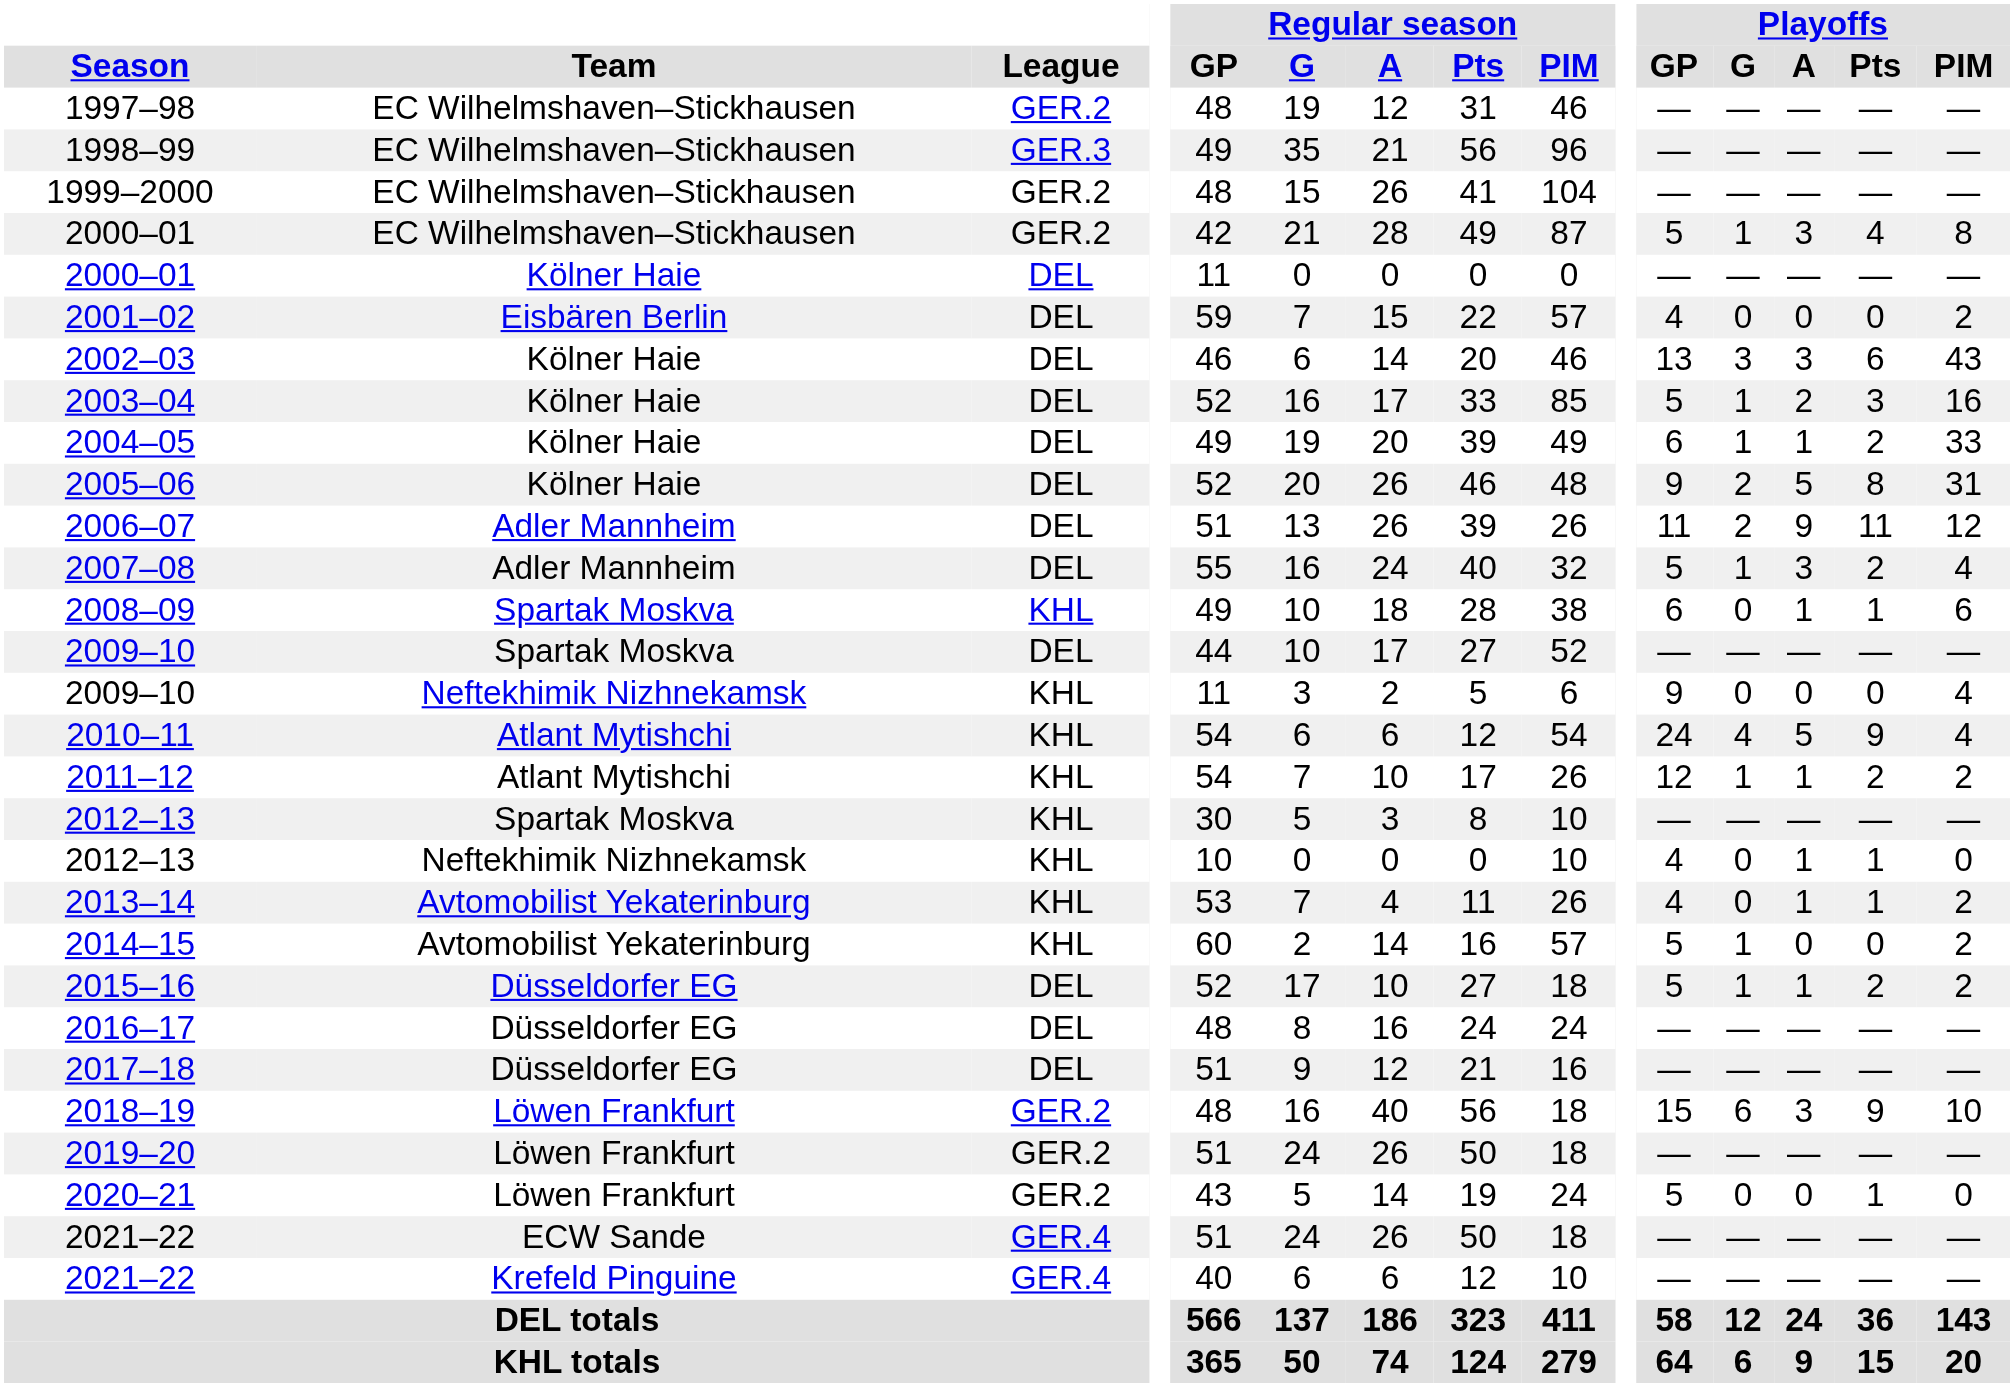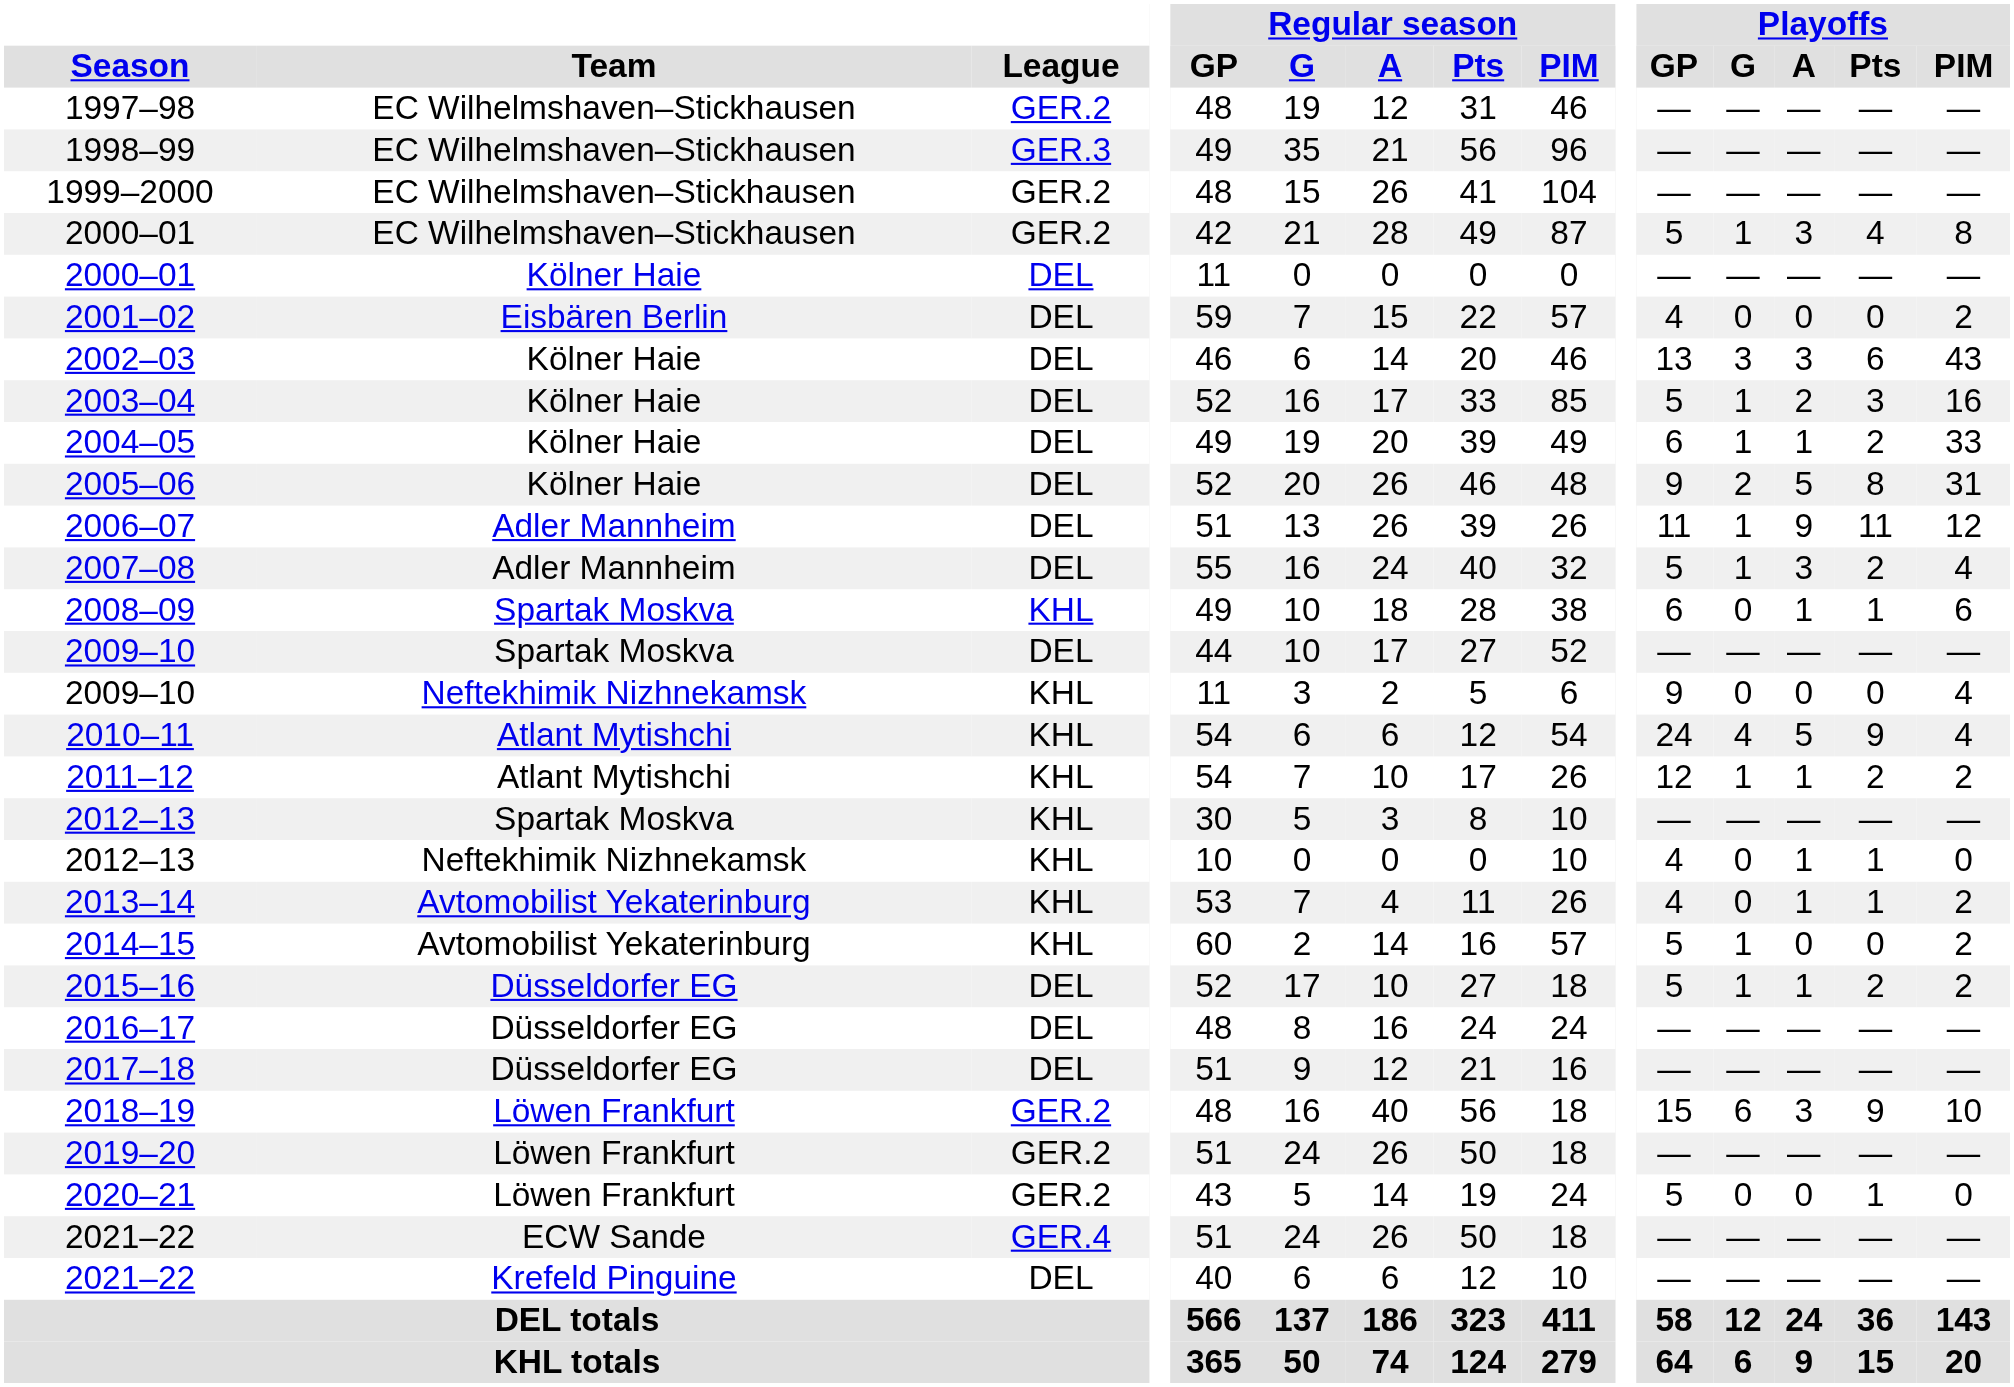(1743, 525) 2 -> (1743, 525) 1
(1061, 1278) GER.4 -> (1061, 1278) DEL
